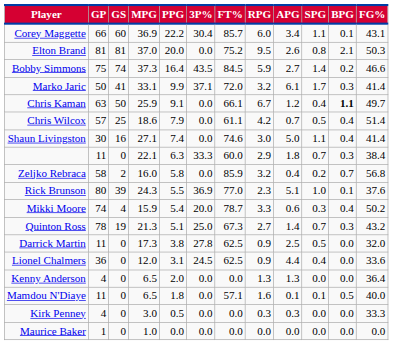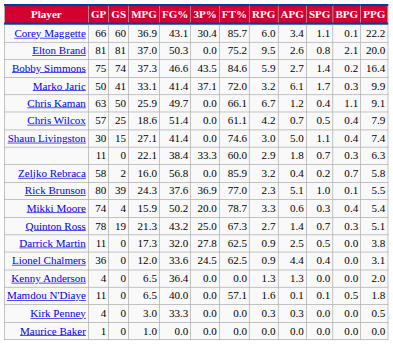columns swapped: (372, 14) <-> (173, 14)
(233, 68) 84.5 -> (237, 68) 84.6
(347, 103) bold -> (351, 103) normal
(121, 138) 16 -> (121, 138) 15
